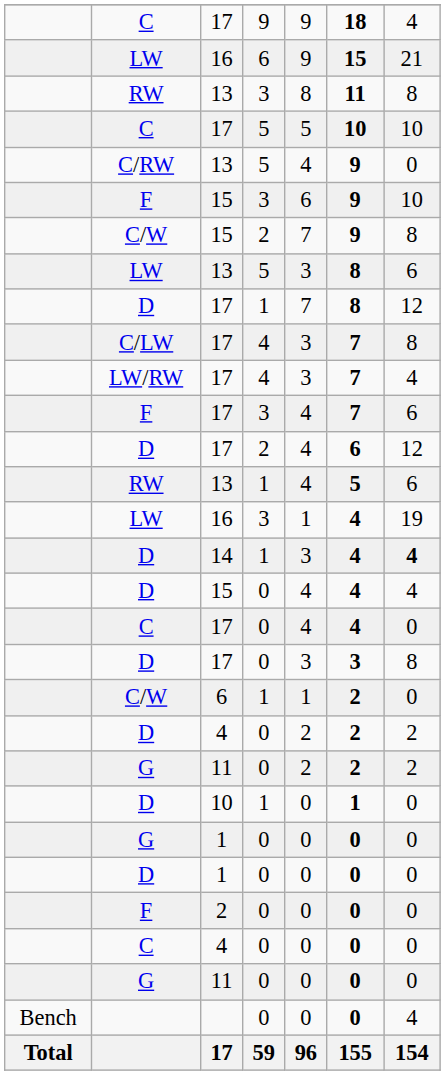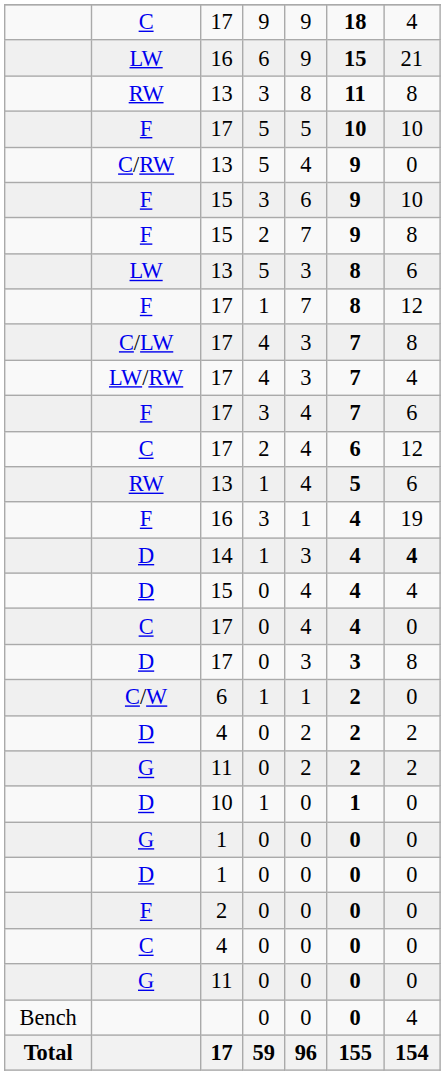(146, 128) C -> (146, 128) F
(146, 235) C/W -> (146, 235) F
(146, 306) D -> (146, 306) F
(146, 448) D -> (146, 448) C
(146, 519) LW -> (146, 519) F
